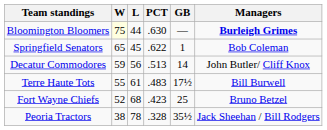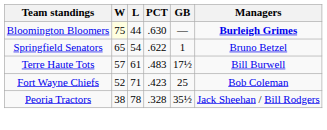(136, 47) 45 -> (136, 47) 54
(258, 47) Bob Coleman -> (258, 47) Bruno Betzel
- row: (58, 64)
(120, 82) 55 -> (120, 64) 57
(136, 99) 68 -> (136, 82) 71
(258, 99) Bruno Betzel -> (258, 82) Bob Coleman
